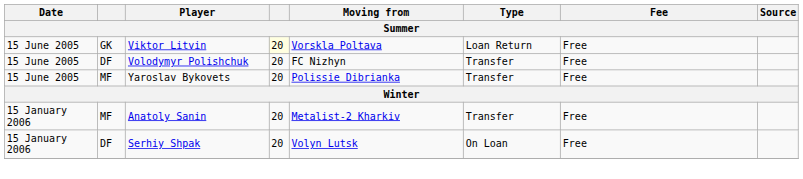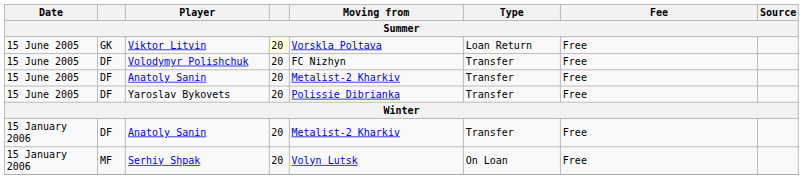+ row: (43, 78)
(106, 78) MF -> (106, 94) DF
(106, 116) MF -> (106, 133) DF
(106, 144) DF -> (106, 160) MF
